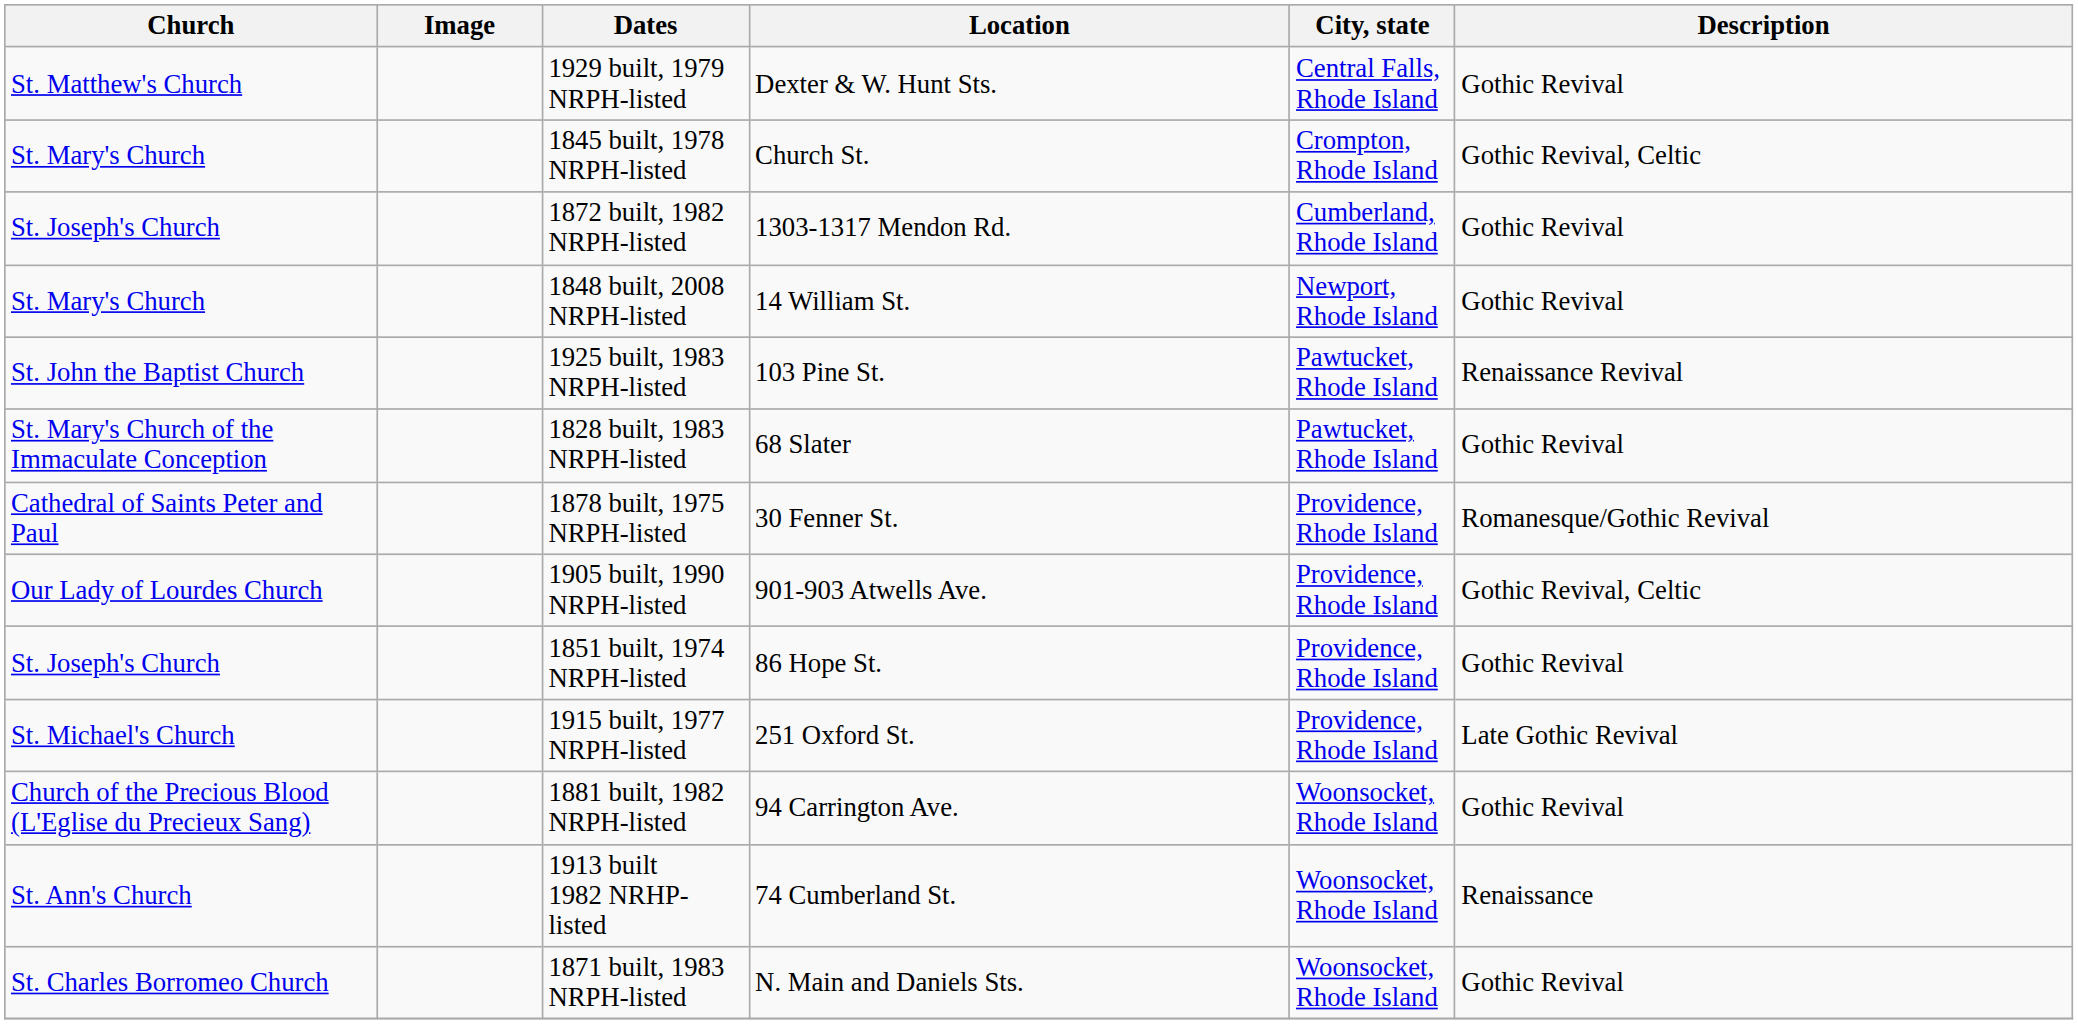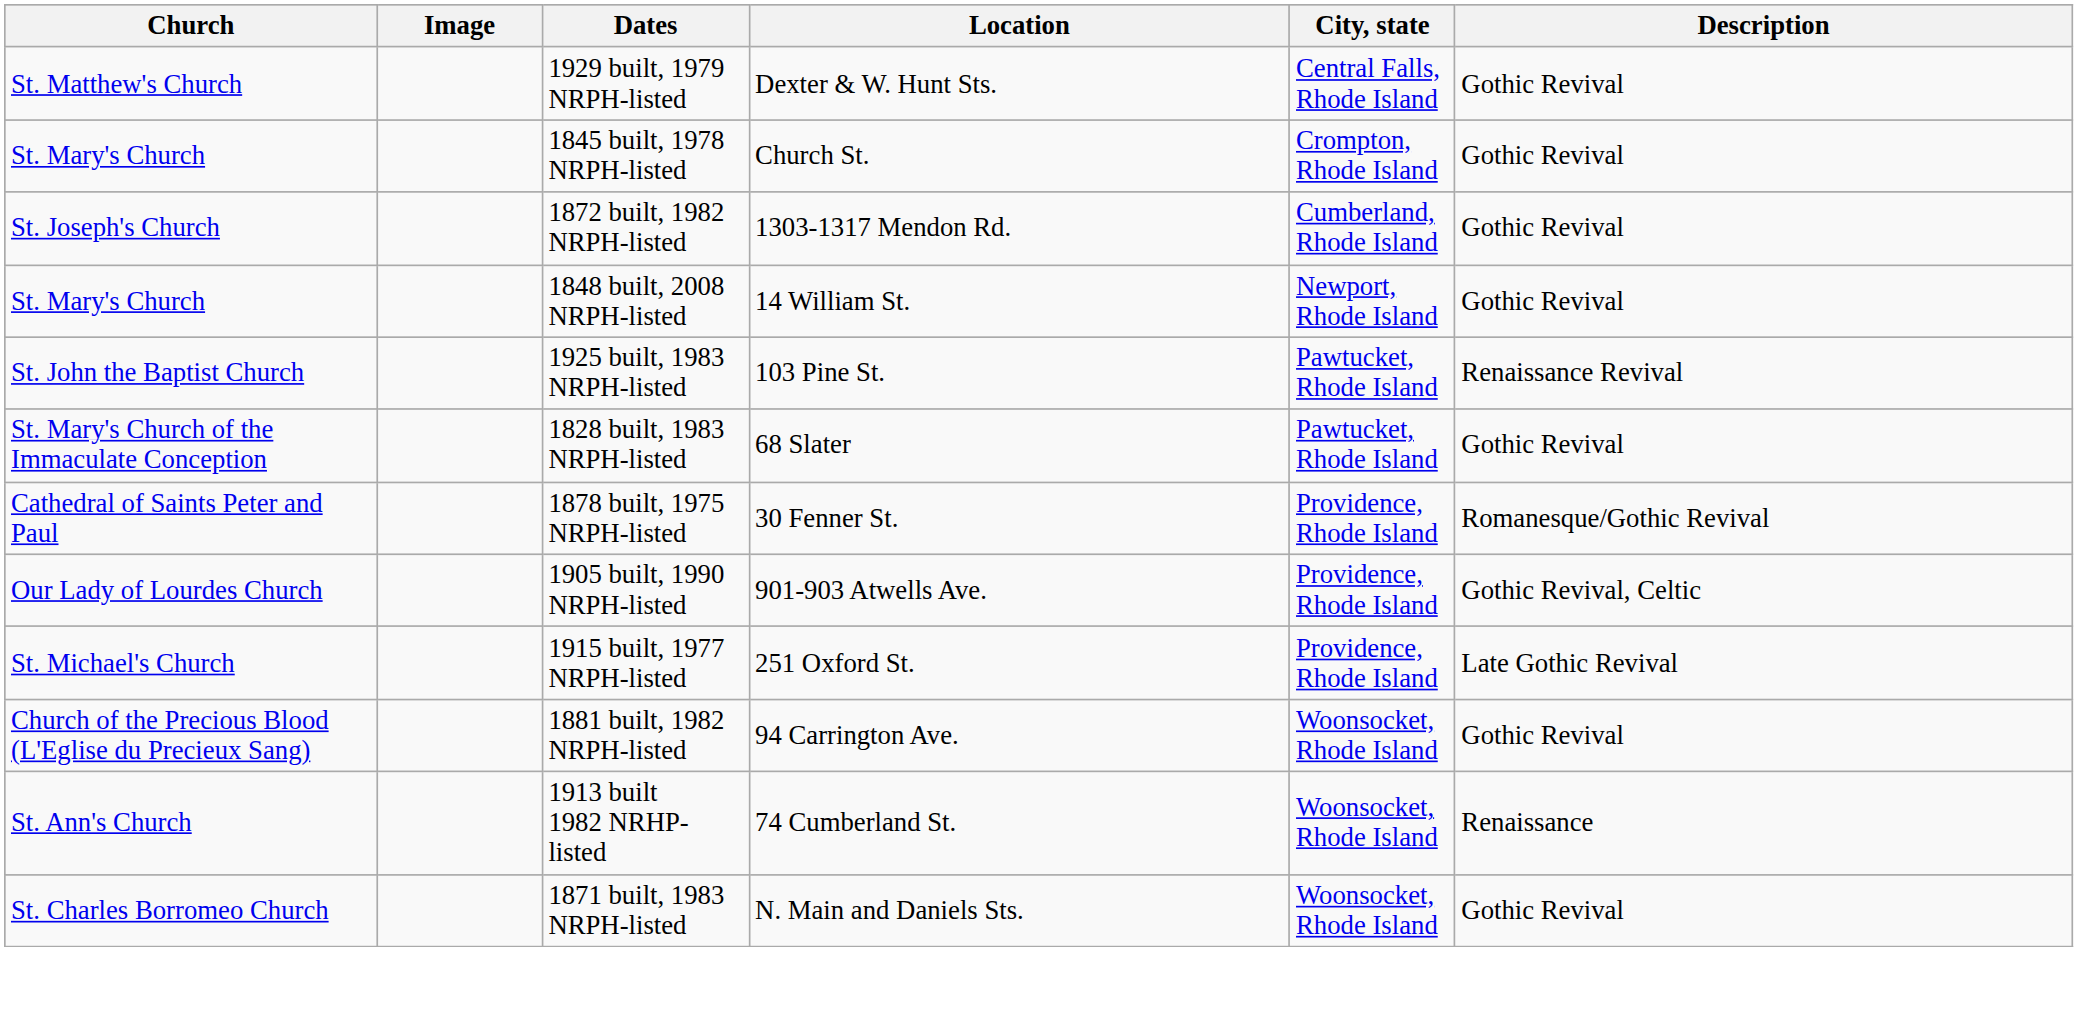(1581, 155) Gothic Revival, Celtic -> (1543, 155) Gothic Revival
- row: (636, 662)
